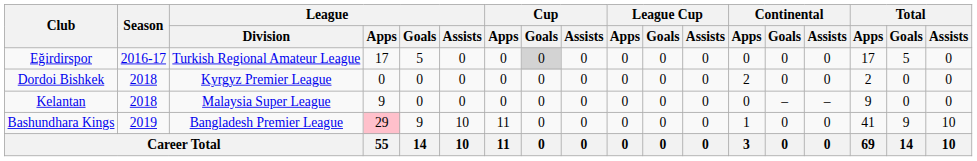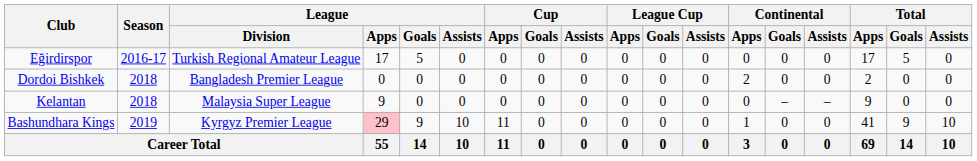(541, 58) lightgrey background -> (541, 58) no background
(266, 79) Kyrgyz Premier League -> (266, 79) Bangladesh Premier League
(266, 123) Bangladesh Premier League -> (266, 123) Kyrgyz Premier League
